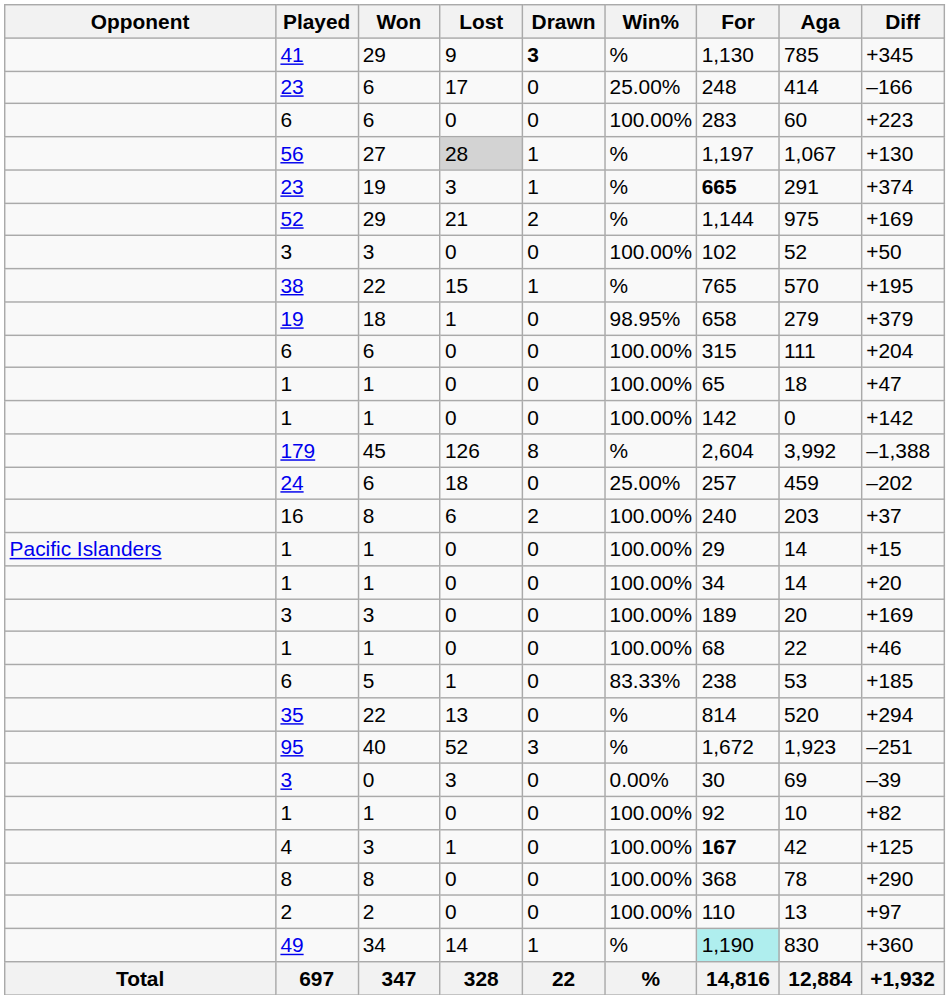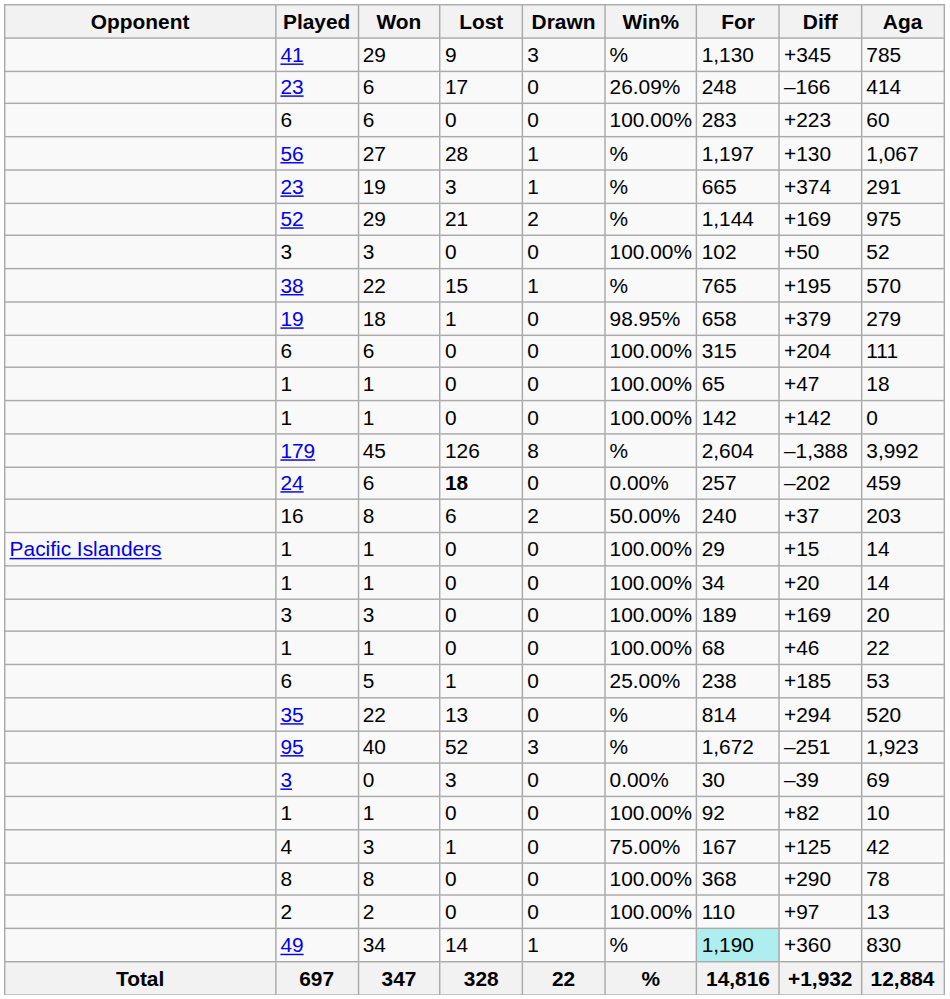columns swapped: (820, 22) <-> (903, 22)
(533, 55) bold -> (533, 55) normal
(645, 88) 25.00% -> (645, 88) 26.09%
(457, 154) lightgrey background -> (457, 154) no background
(719, 187) bold -> (719, 187) normal
(457, 483) normal -> (457, 483) bold
(645, 483) 25.00% -> (639, 483) 0.00%
(651, 516) 100.00% -> (645, 516) 50.00%
(645, 681) 83.33% -> (645, 681) 25.00%
(651, 846) 100.00% -> (645, 846) 75.00%
(719, 846) bold -> (719, 846) normal
